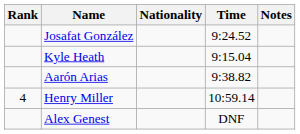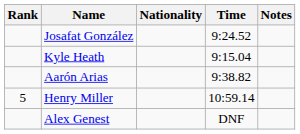(23, 98) 4 -> (23, 98) 5
